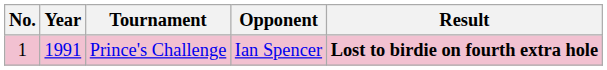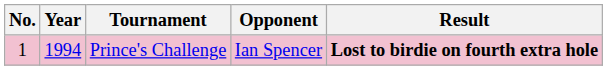(63, 50) 1991 -> (63, 50) 1994
